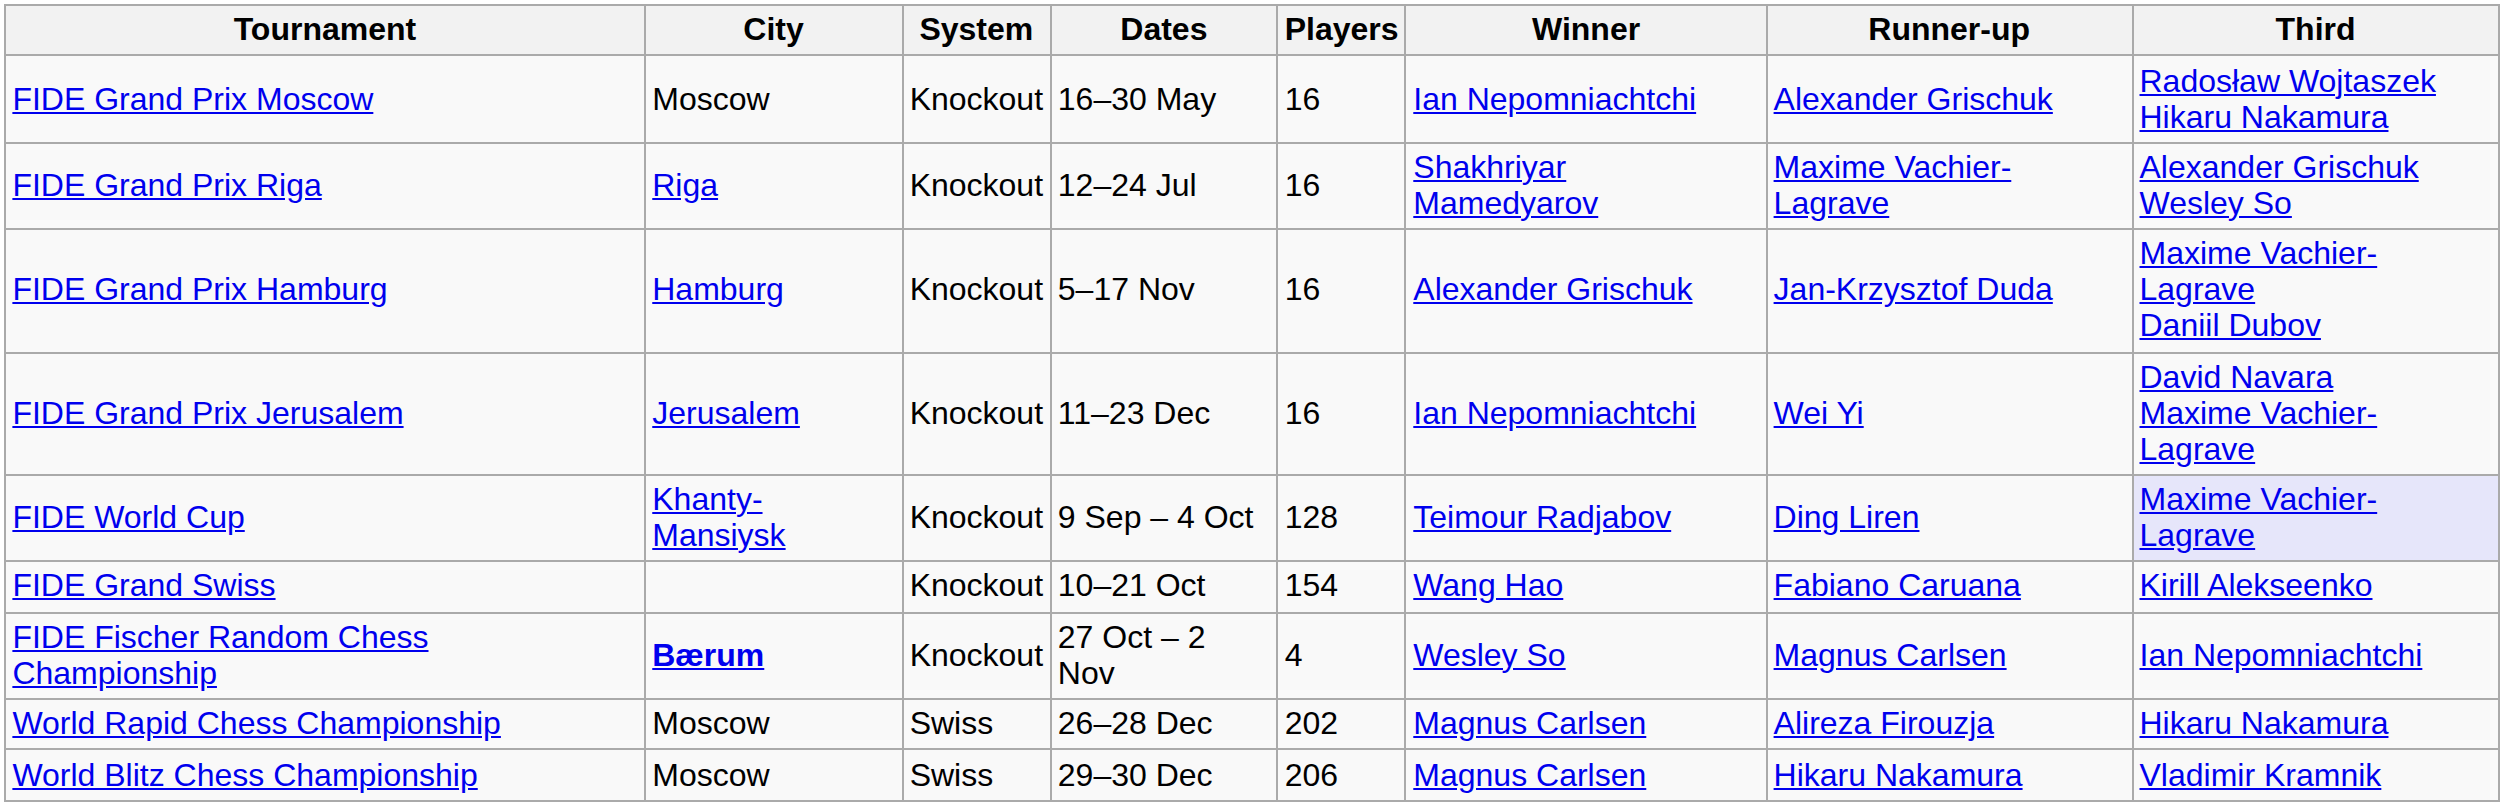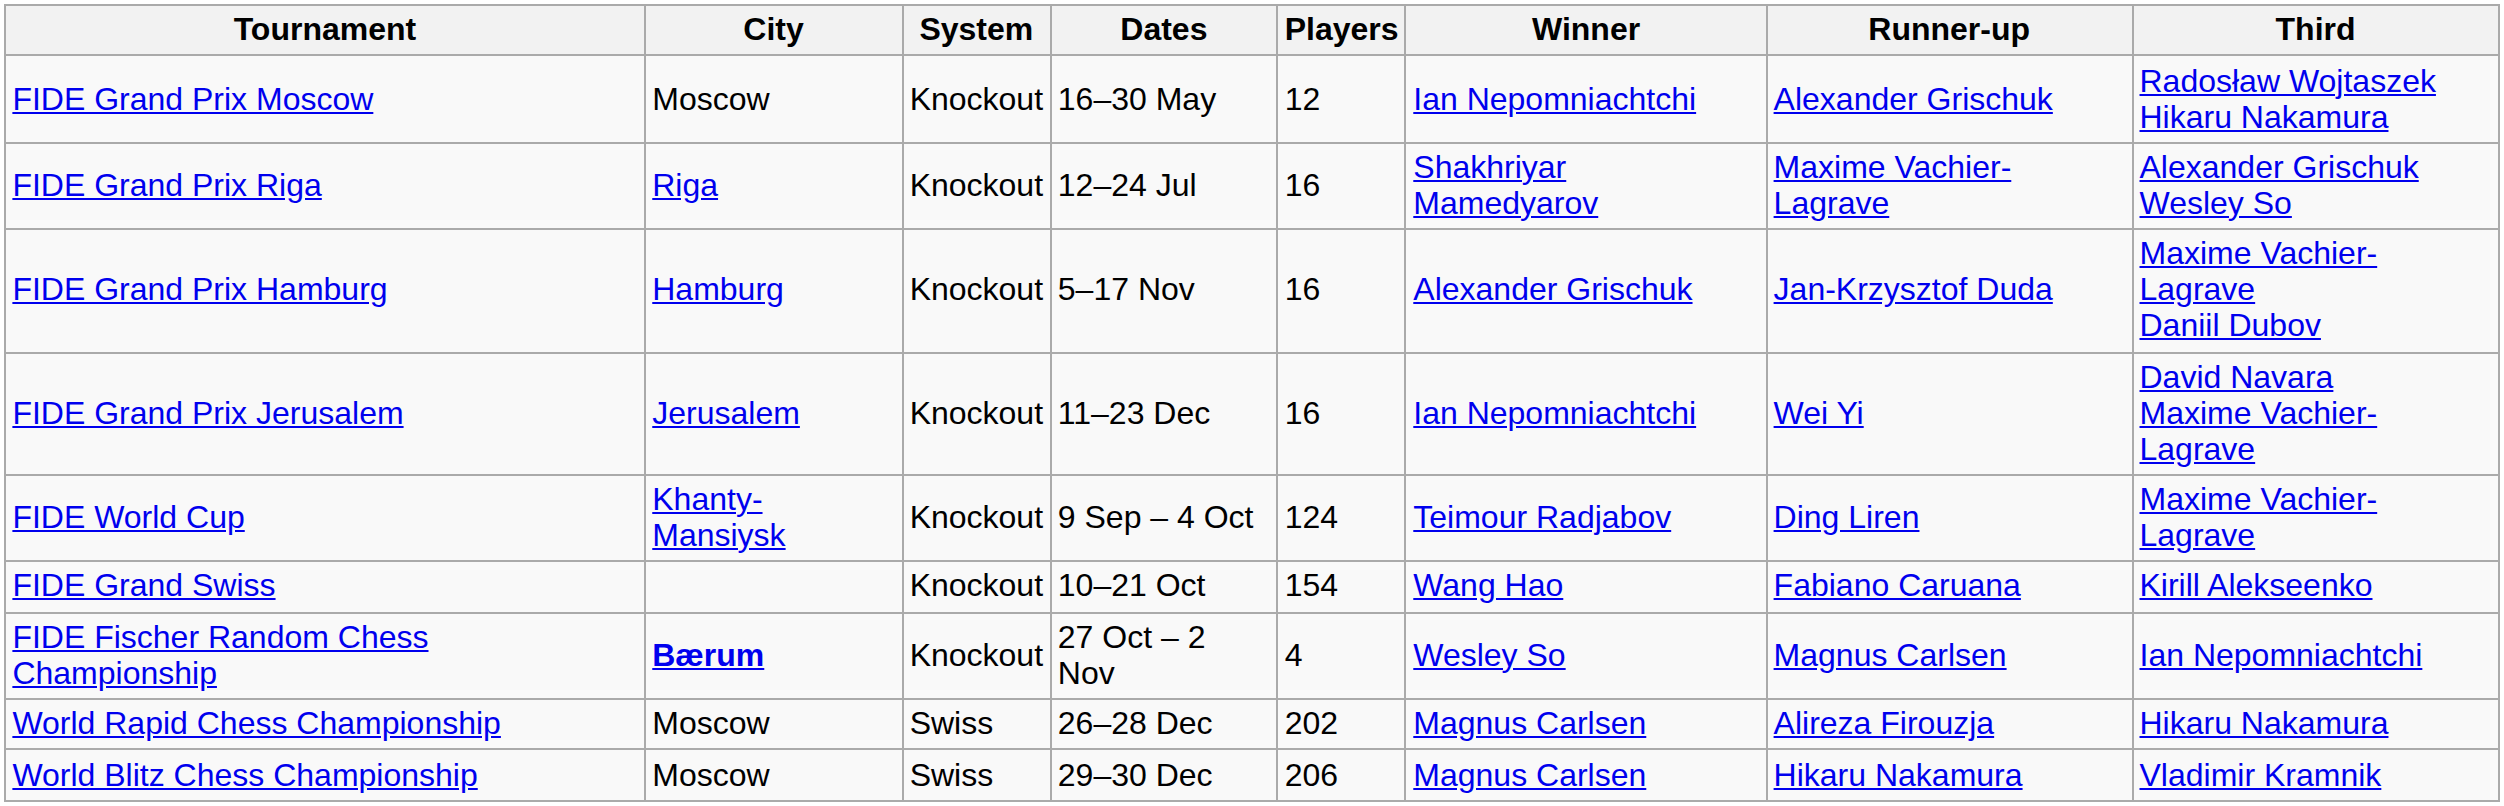(1302, 98) 16 -> (1302, 98) 12
(1311, 517) 128 -> (1311, 517) 124
(2258, 517) lavender background -> (2258, 517) no background
